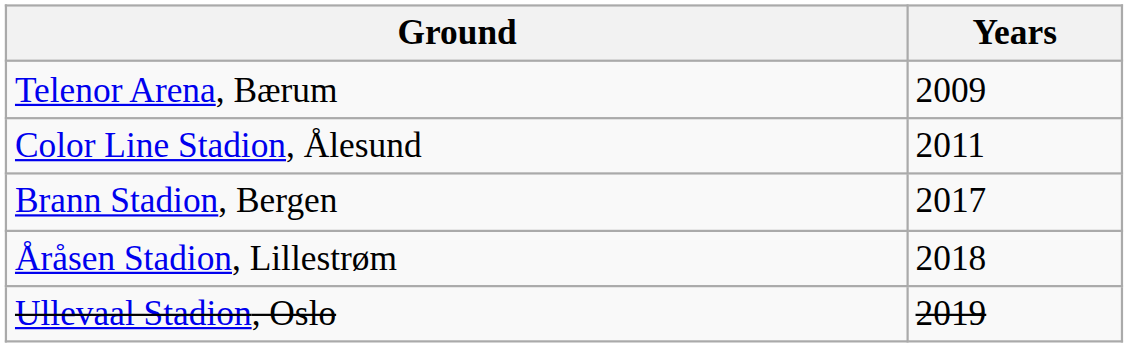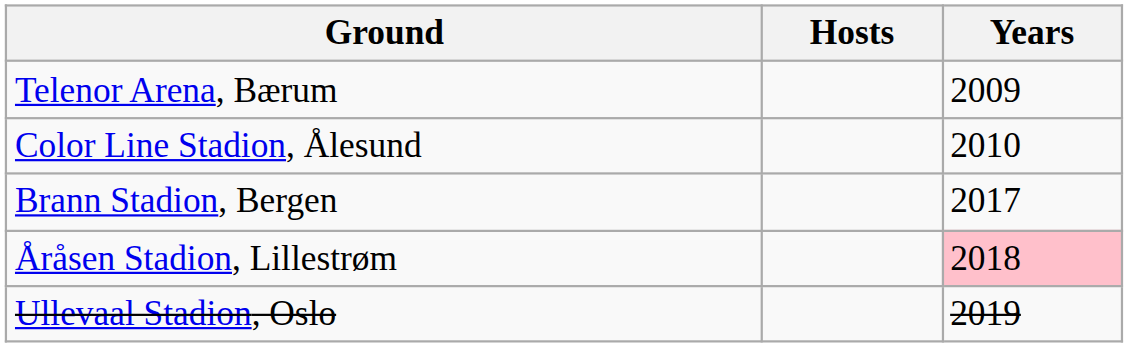+ column: (852, 32)
(950, 145) 2011 -> (986, 145) 2010
(951, 257) no background -> (986, 257) pink background
